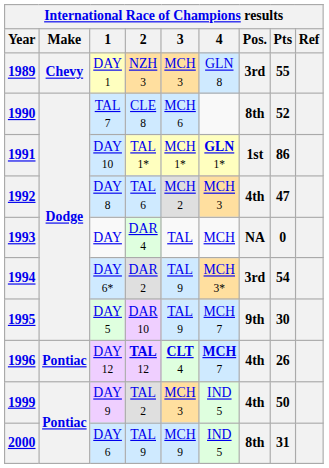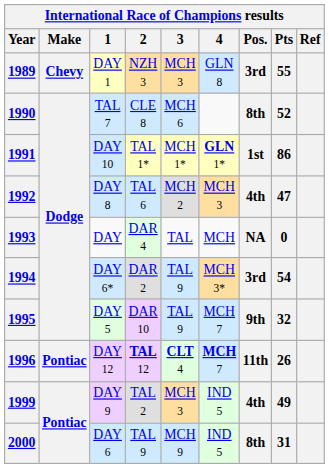(283, 319) 30 -> (284, 319) 32
(255, 360) 4th -> (255, 360) 11th
(283, 402) 50 -> (284, 402) 49
